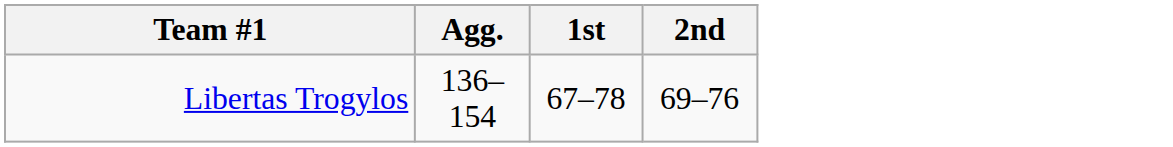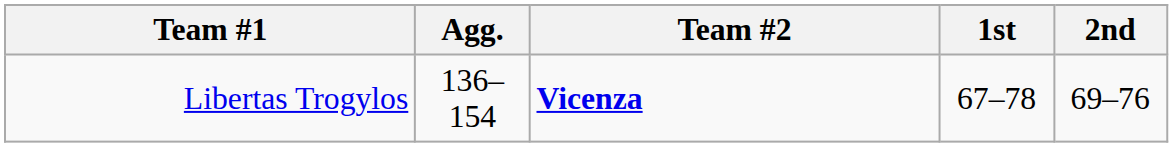+ column: (734, 29)
